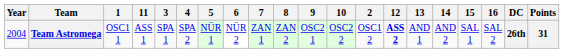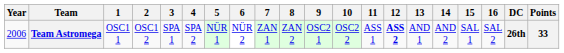columns swapped: (370, 12) <-> (143, 12)
(16, 34) 2004 -> (16, 34) 2006
(543, 34) 31 -> (543, 34) 33
